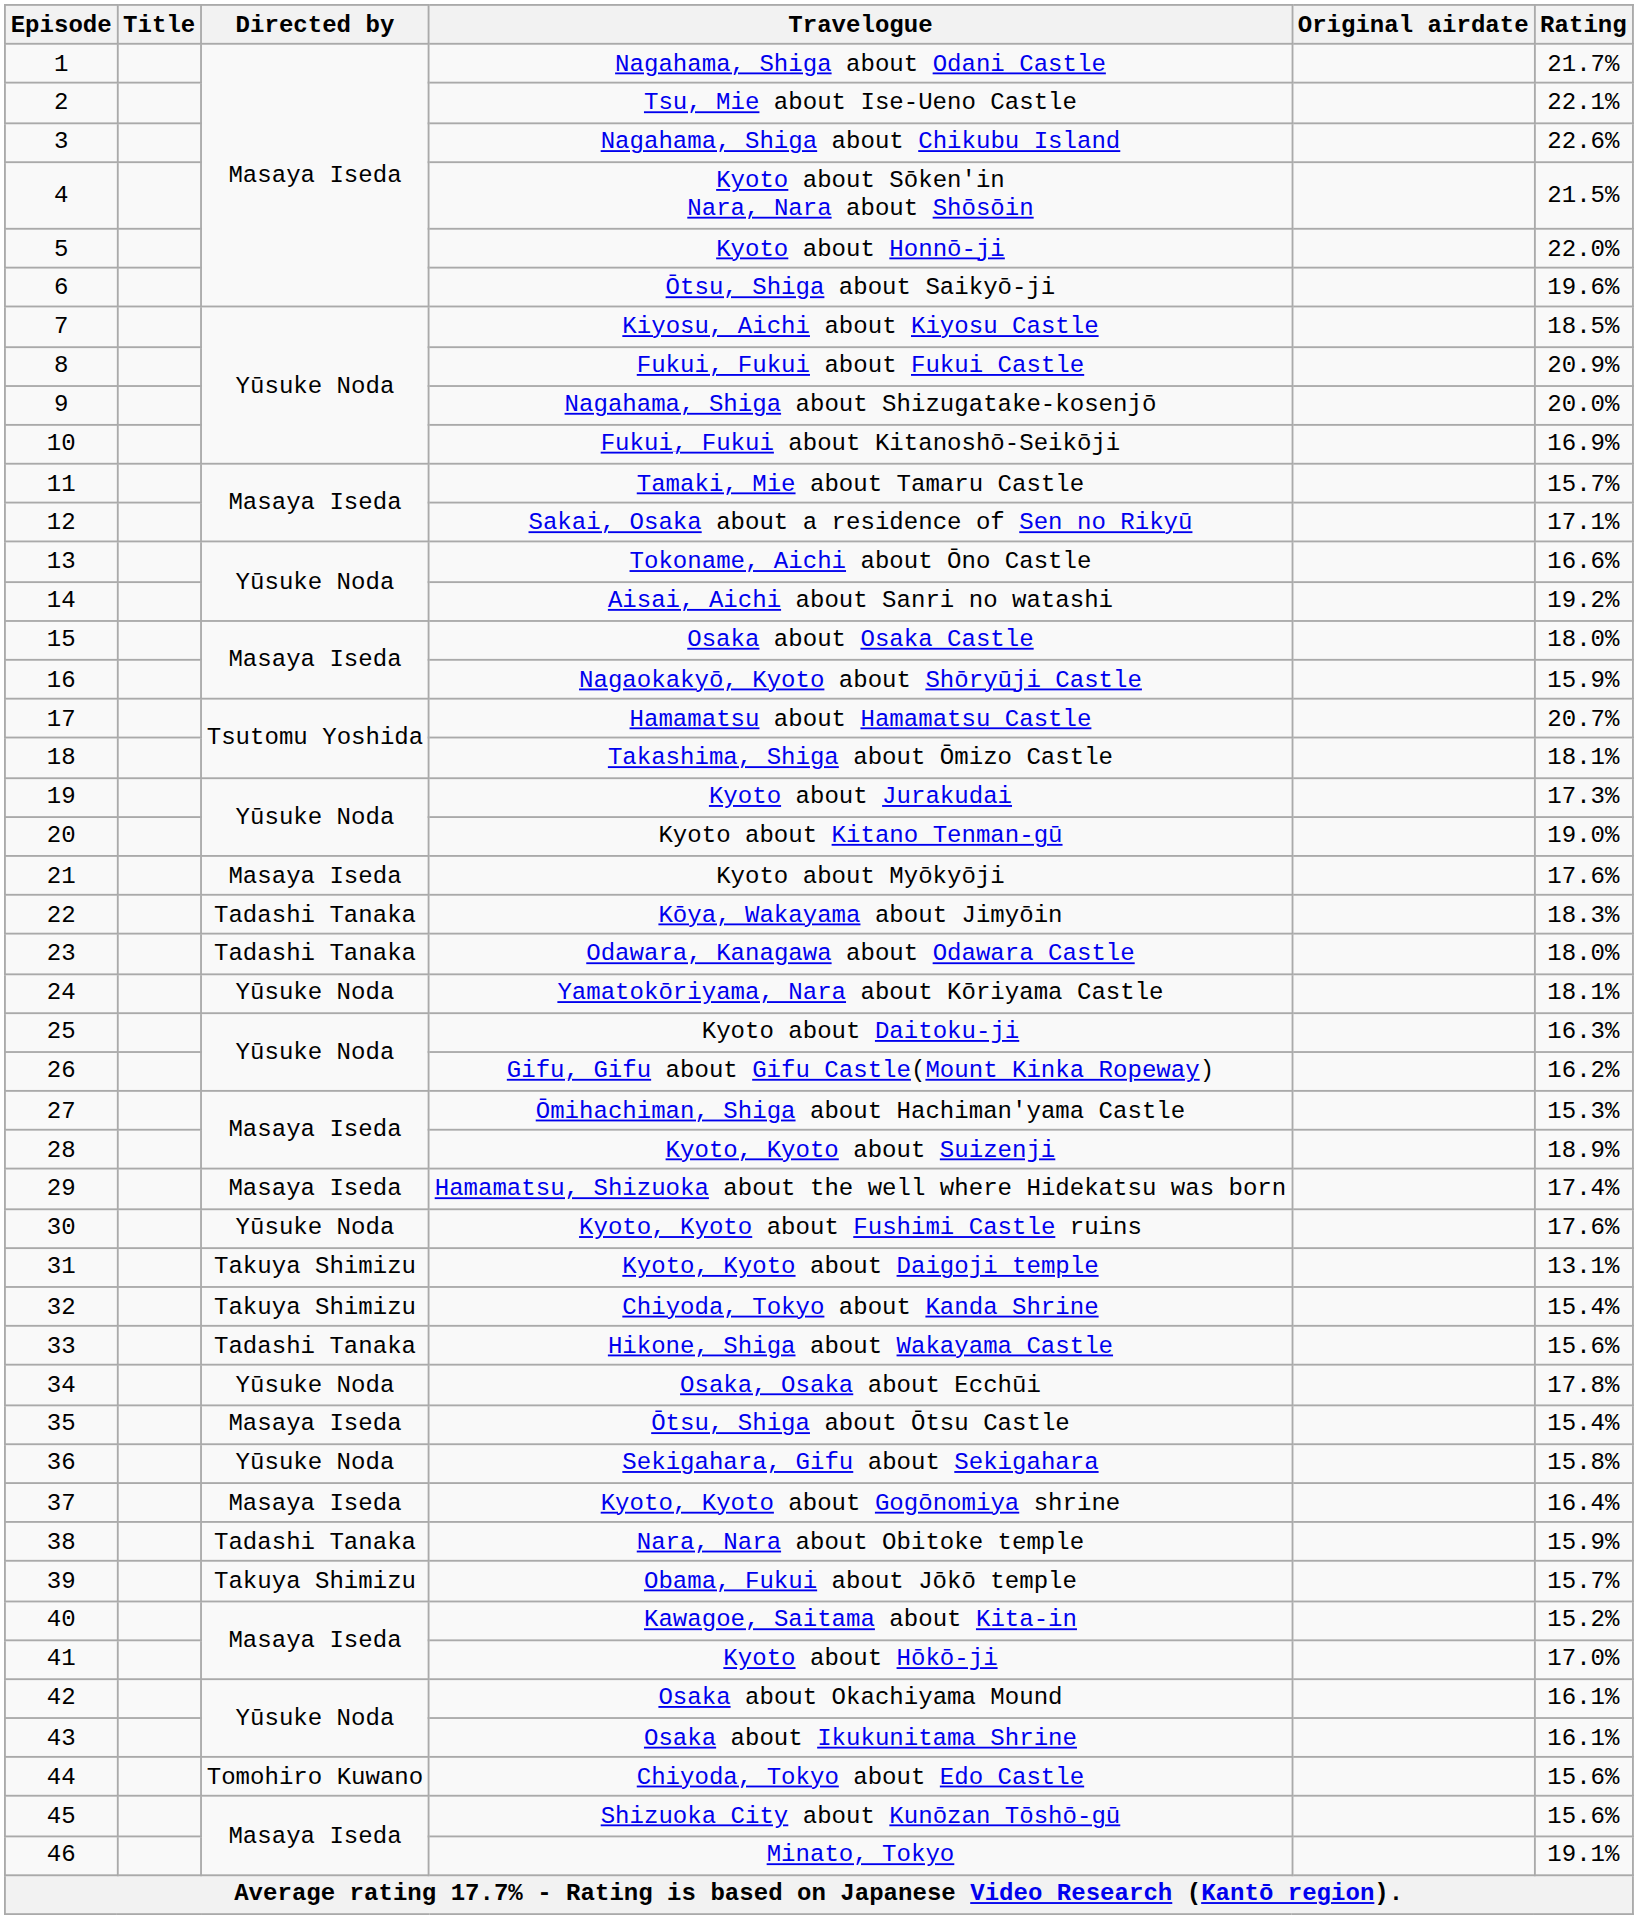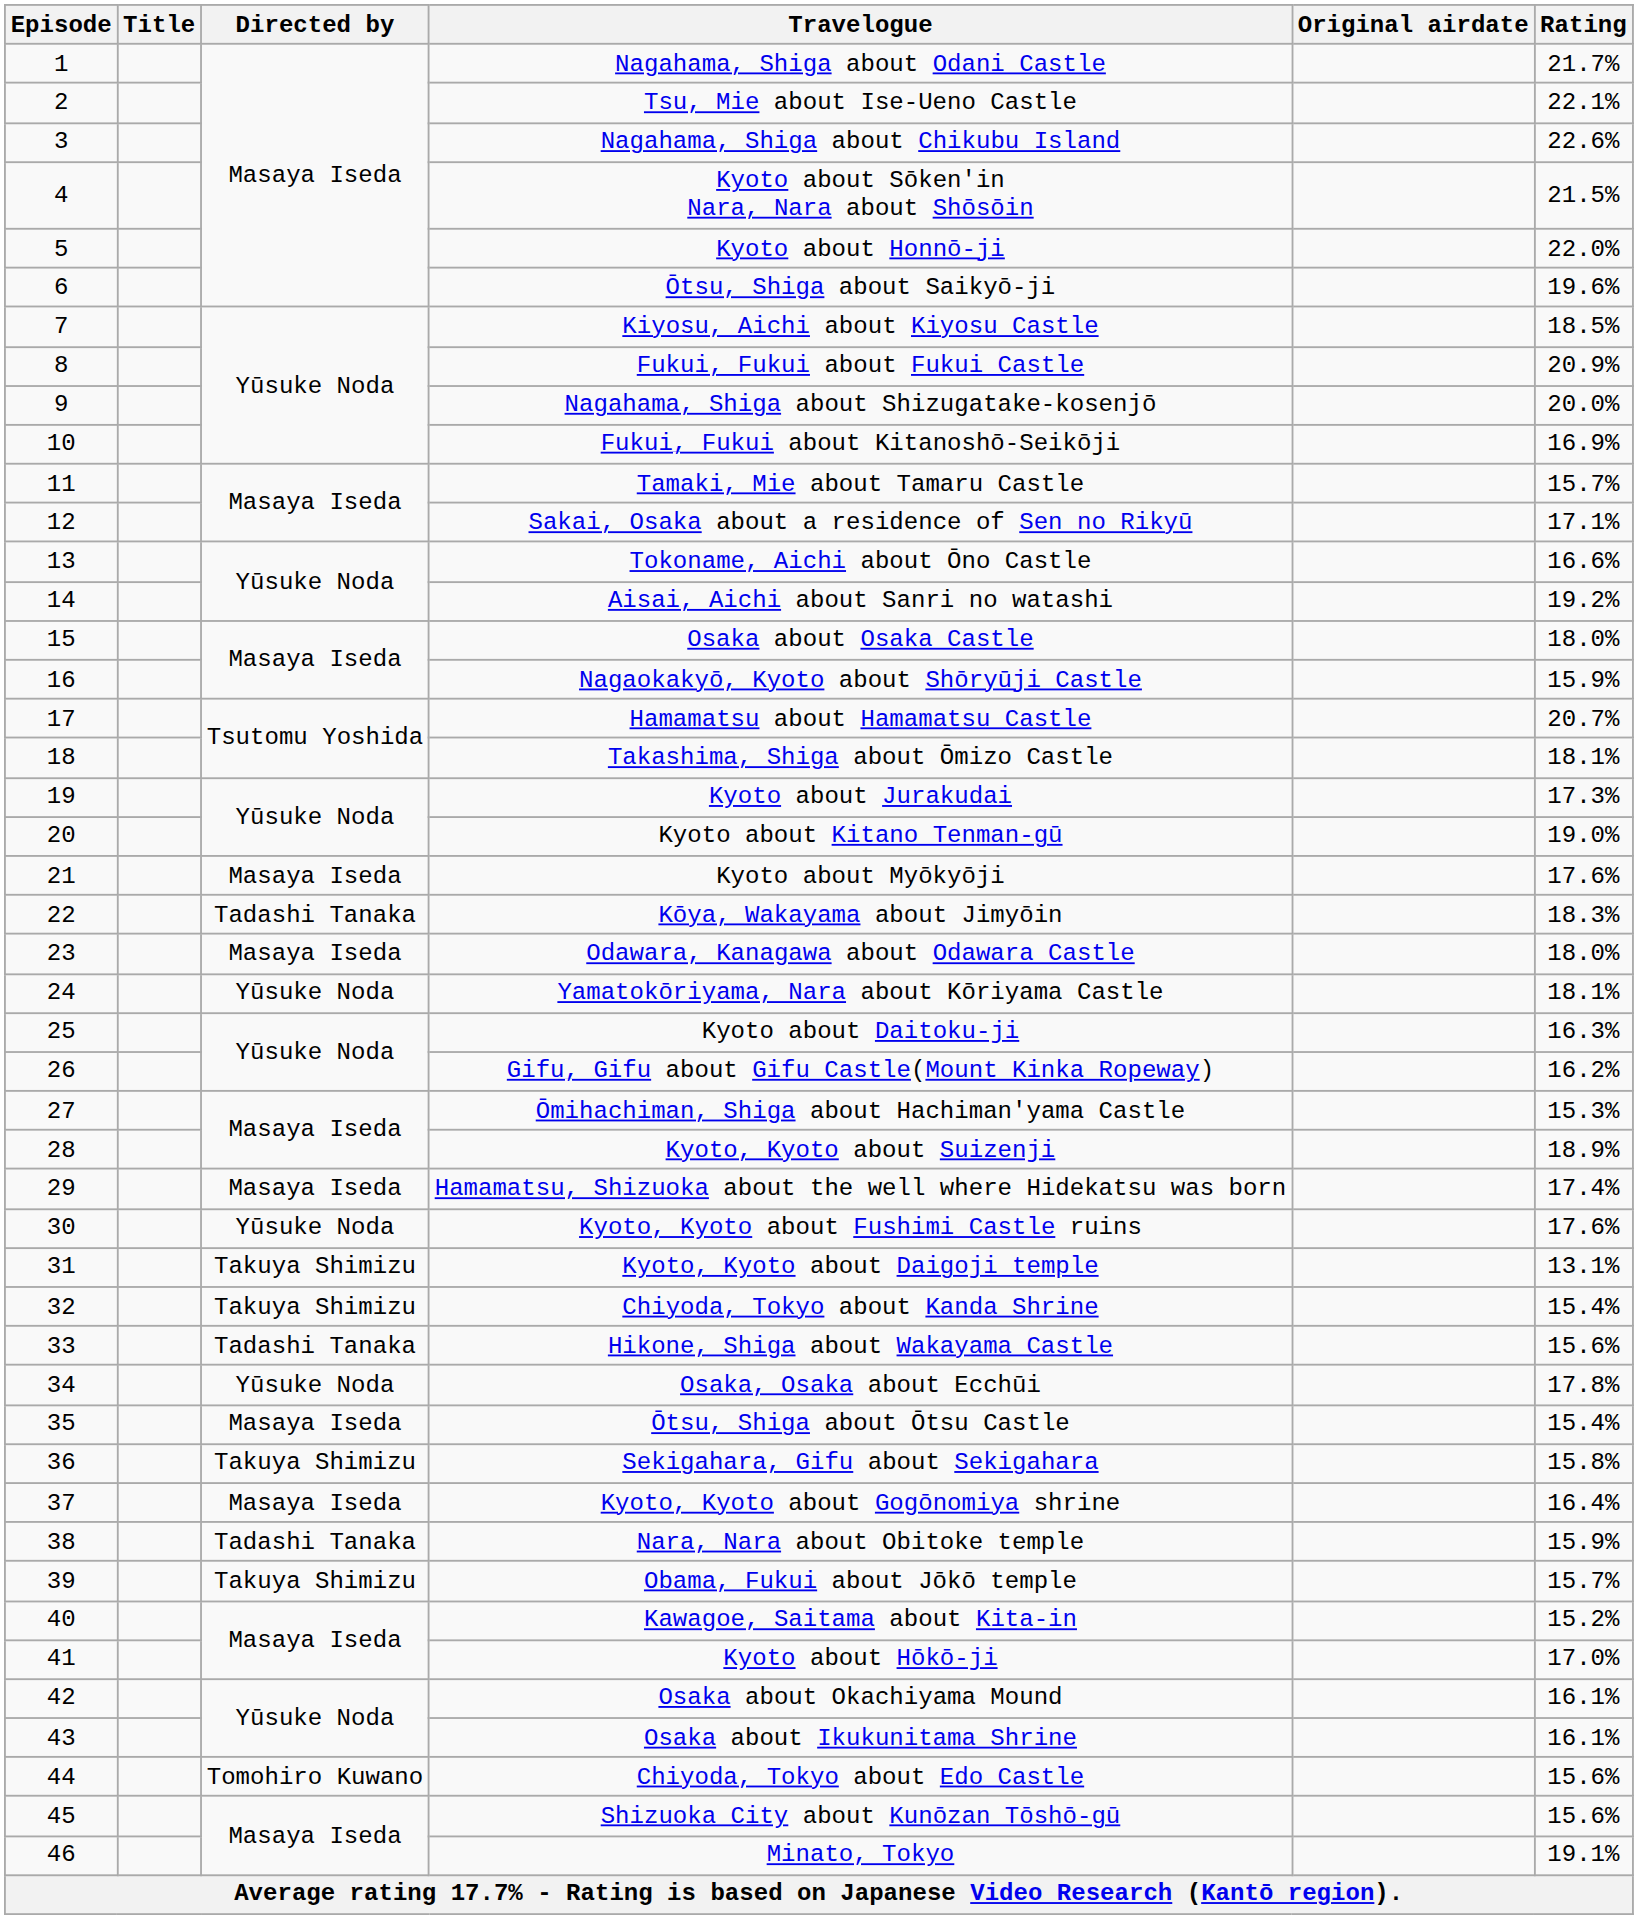(315, 954) Tadashi Tanaka -> (315, 954) Masaya Iseda
(315, 1463) Yūsuke Noda -> (315, 1463) Takuya Shimizu
